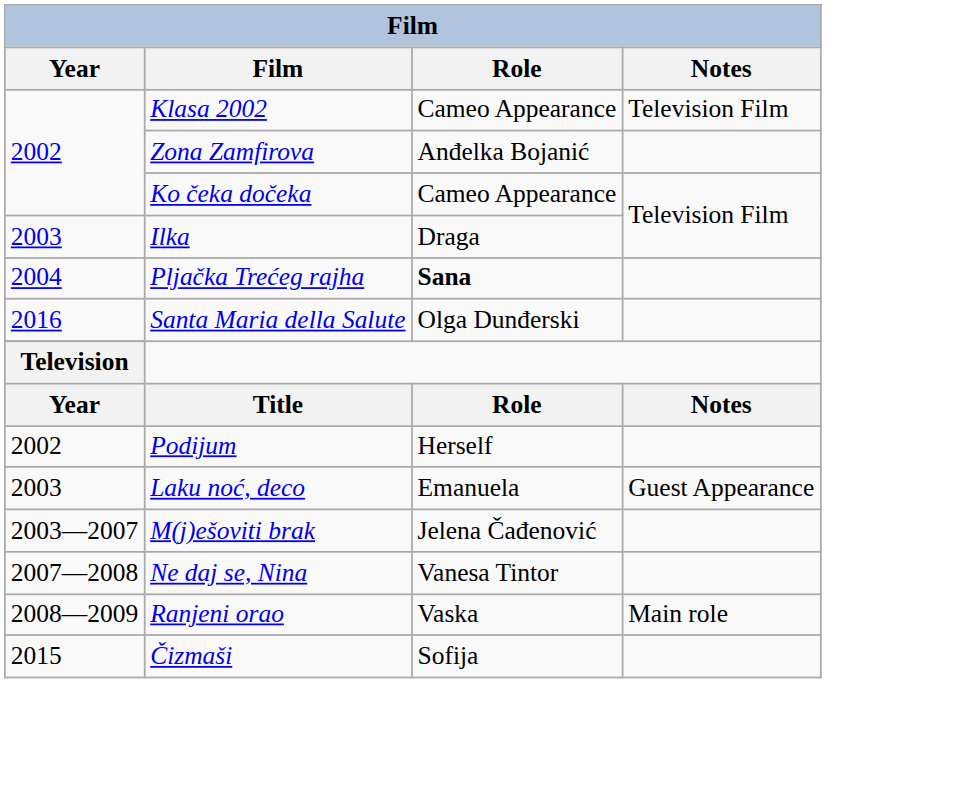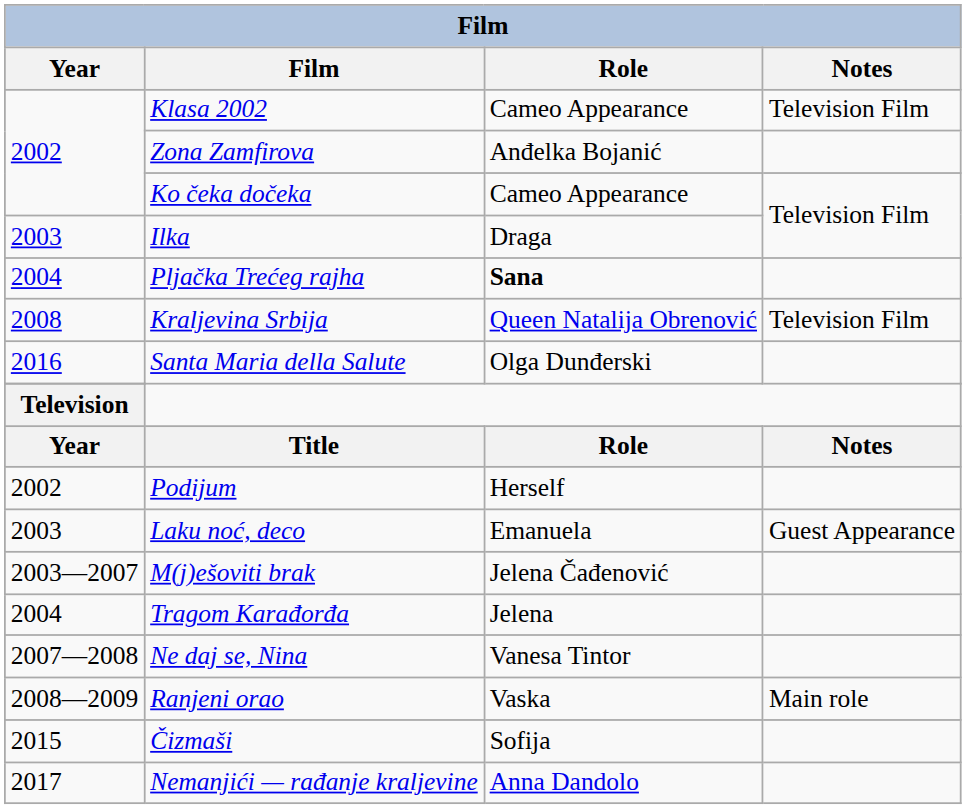+ row: (239, 320)
+ row: (250, 614)
+ row: (314, 782)
